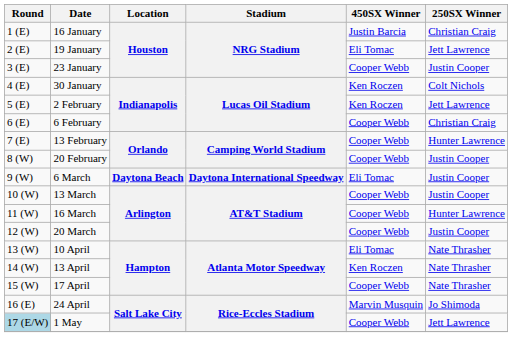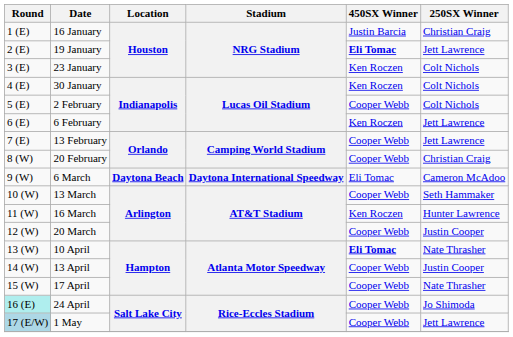(371, 49) normal -> (372, 49) bold
(379, 67) Cooper Webb -> (376, 67) Ken Roczen
(459, 67) Justin Cooper -> (451, 67) Colt Nichols
(376, 104) Ken Roczen -> (379, 104) Cooper Webb
(459, 104) Jett Lawrence -> (451, 104) Colt Nichols
(379, 122) Cooper Webb -> (376, 122) Ken Roczen
(462, 122) Christian Craig -> (454, 122) Jett Lawrence
(467, 140) Hunter Lawrence -> (454, 140) Jett Lawrence
(459, 158) Justin Cooper -> (457, 158) Christian Craig
(459, 176) Justin Cooper -> (464, 176) Cameron McAdoo
(459, 194) Justin Cooper -> (459, 194) Seth Hammaker
(379, 213) Cooper Webb -> (376, 213) Ken Roczen
(371, 249) normal -> (372, 249) bold
(376, 267) Ken Roczen -> (379, 267) Cooper Webb
(460, 267) Nate Thrasher -> (453, 267) Justin Cooper
(21, 303) no background -> (21, 303) paleturquoise background
(386, 303) Marvin Musquin -> (379, 303) Cooper Webb
